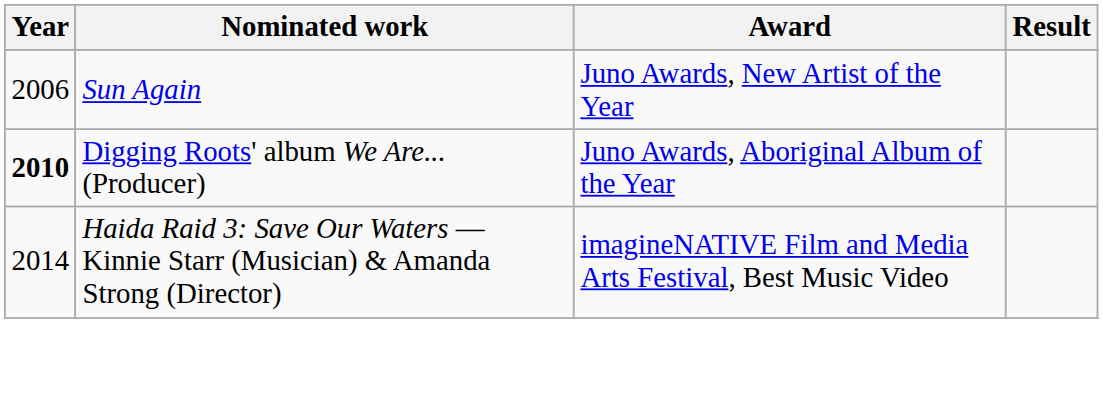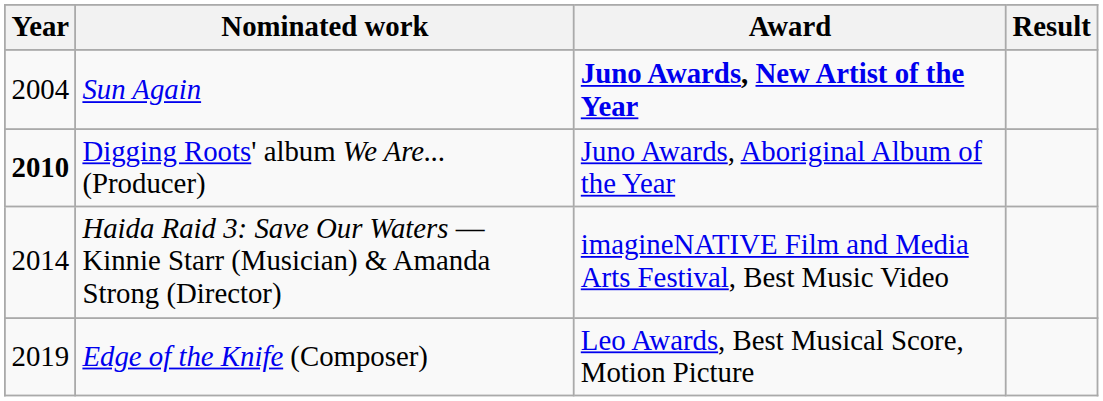(40, 89) 2006 -> (40, 89) 2004
(761, 89) normal -> (773, 89) bold
+ row: (255, 355)
